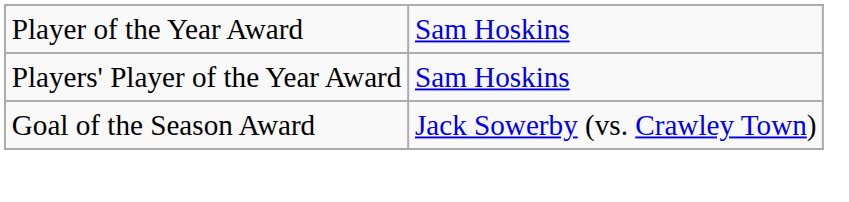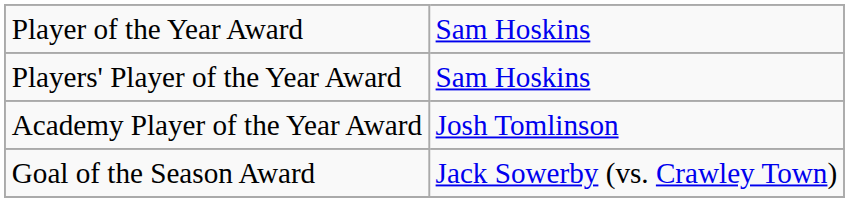+ row: (217, 124)
